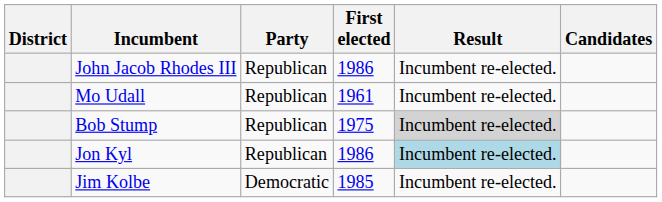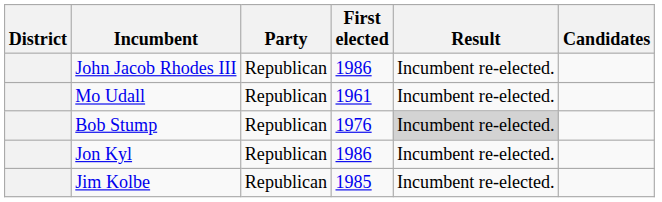(356, 125) 1975 -> (354, 125) 1976
(478, 153) lightblue background -> (476, 153) no background
(287, 182) Democratic -> (286, 182) Republican
